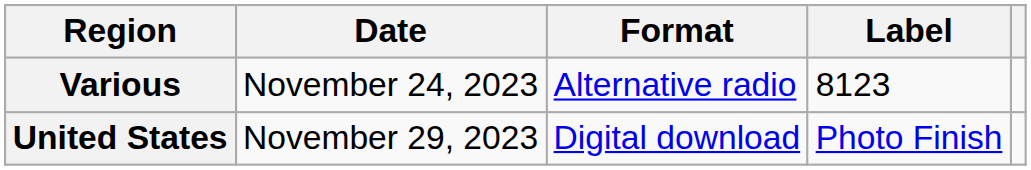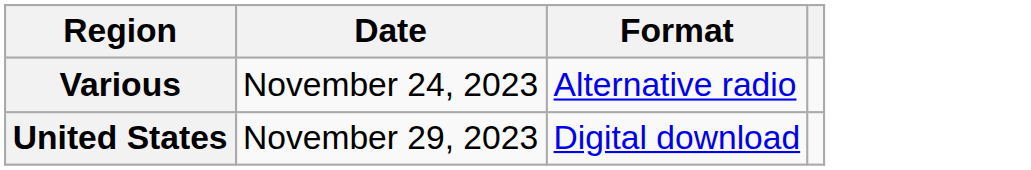- column: (909, 31)
